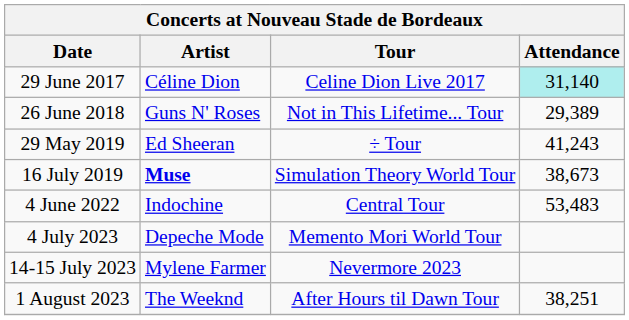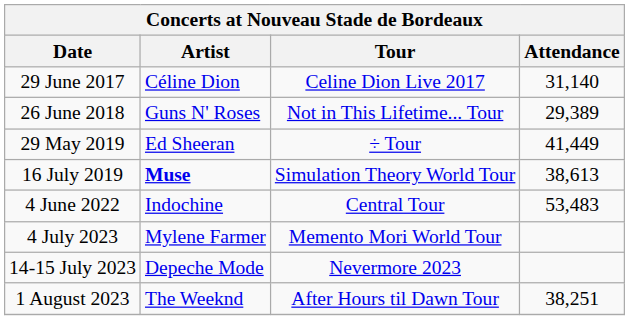(572, 81) paleturquoise background -> (572, 81) no background
(572, 143) 41,243 -> (572, 143) 41,449
(572, 174) 38,673 -> (572, 174) 38,613
(204, 236) Depeche Mode -> (205, 236) Mylene Farmer
(205, 267) Mylene Farmer -> (204, 267) Depeche Mode
